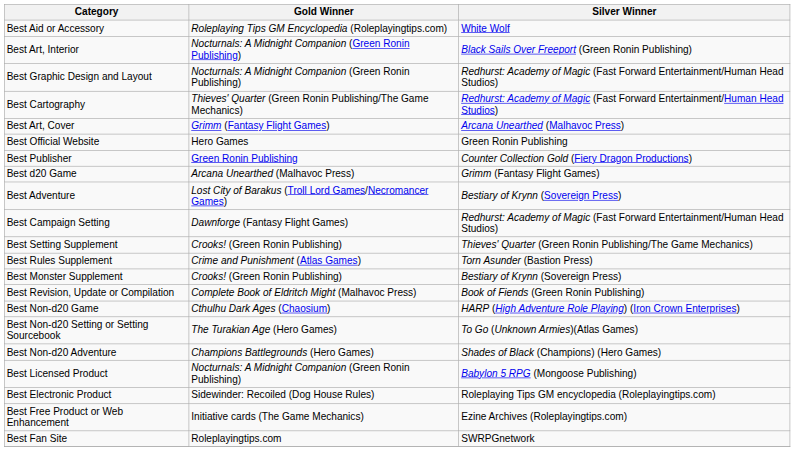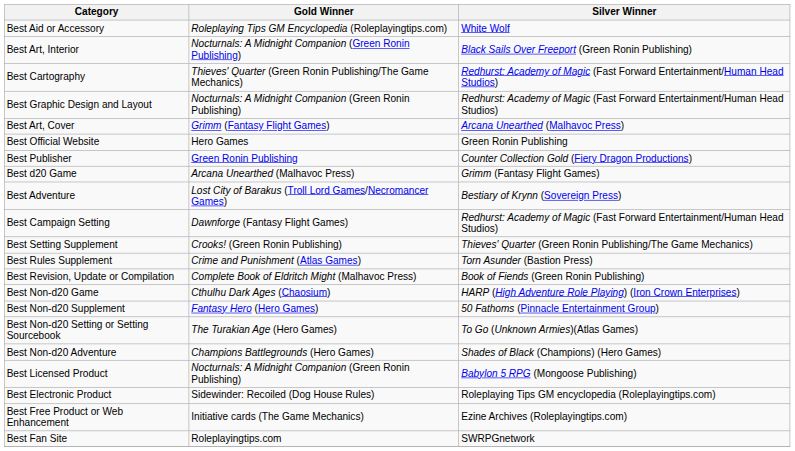rows swapped: (46, 104) <-> (79, 77)
- row: (65, 277)
+ row: (66, 308)
